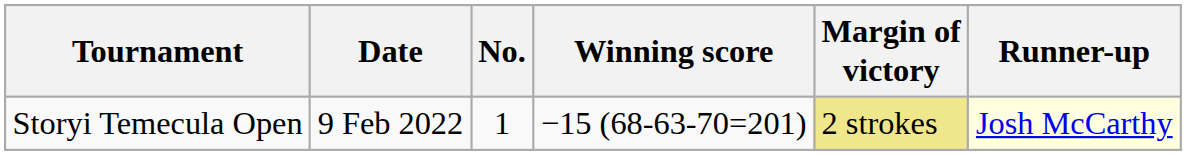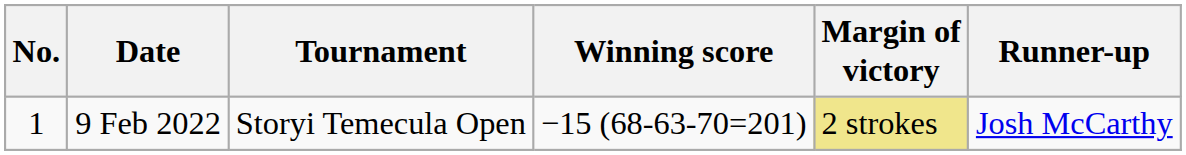columns swapped: (502, 50) <-> (158, 50)
(1074, 123) lightyellow background -> (1074, 123) no background
